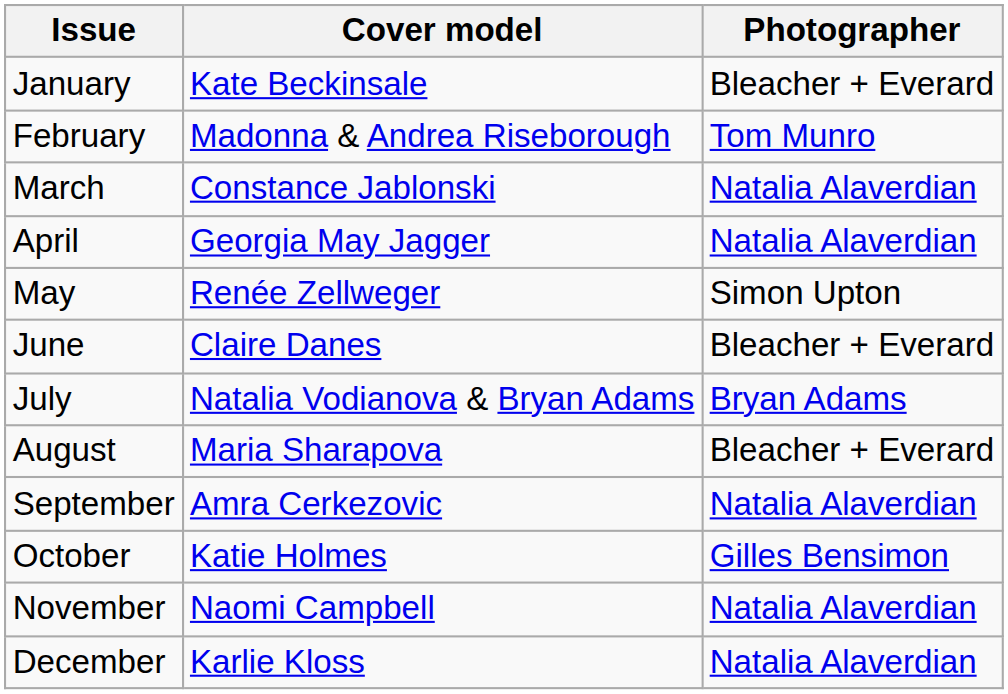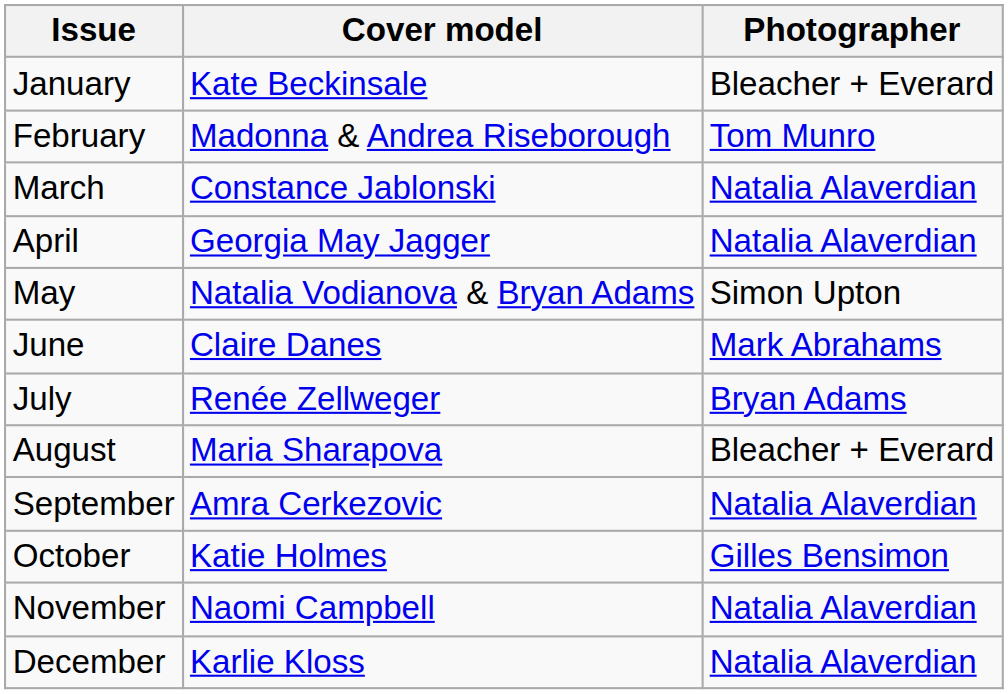(315, 293) Renée Zellweger -> (442, 293) Natalia Vodianova & Bryan Adams
(852, 345) Bleacher + Everard -> (826, 345) Mark Abrahams
(442, 398) Natalia Vodianova & Bryan Adams -> (315, 398) Renée Zellweger
